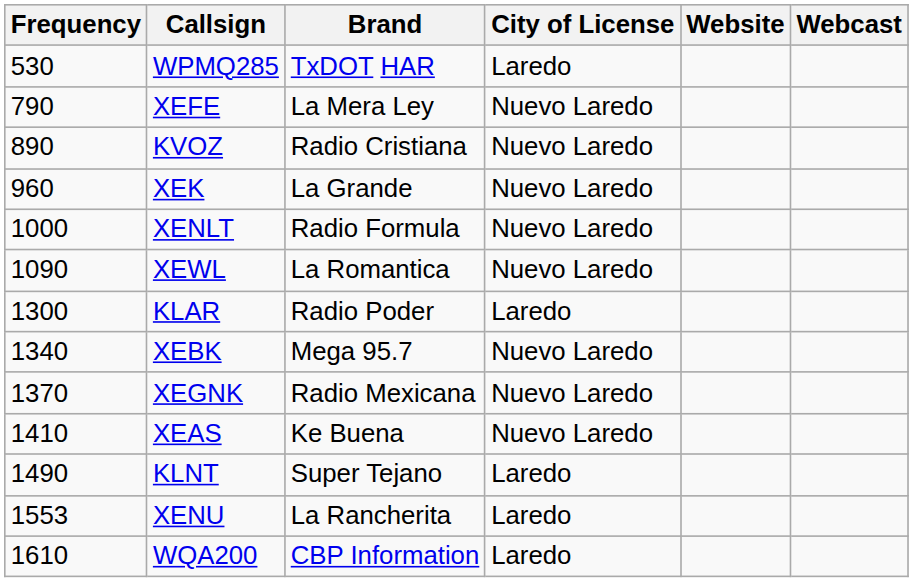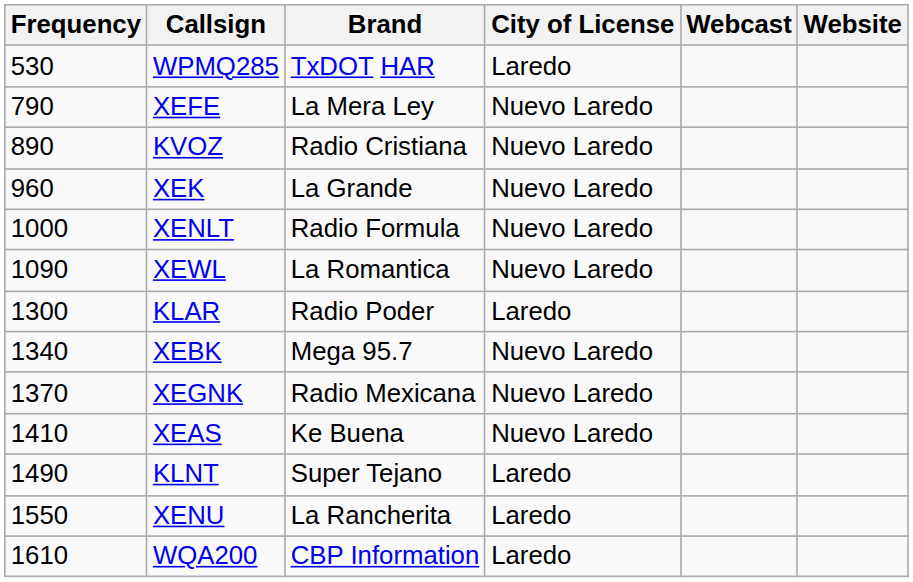columns swapped: (735, 24) <-> (849, 24)
(39, 515) 1553 -> (39, 515) 1550
